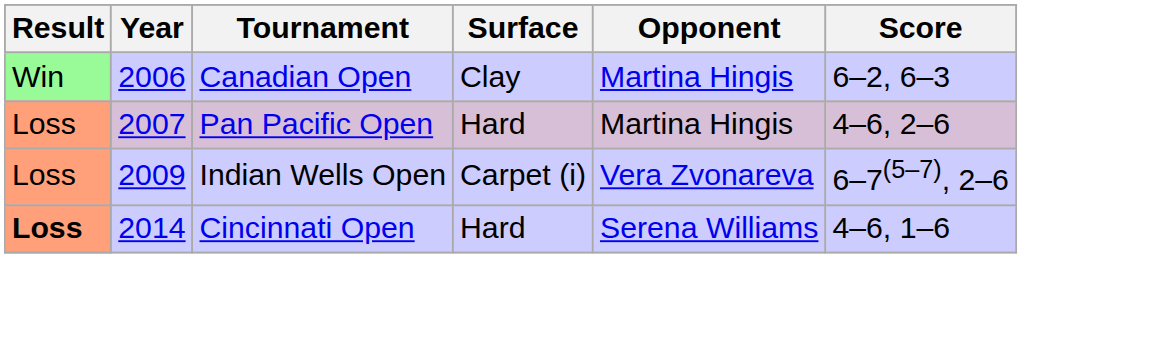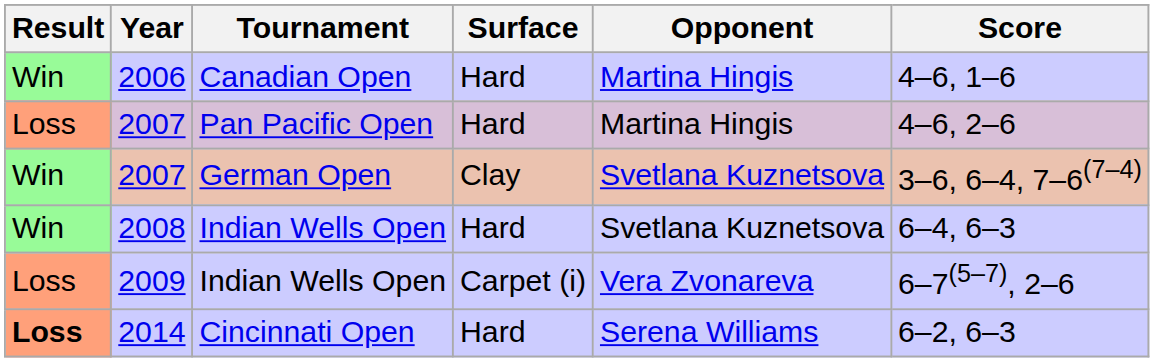(490, 76) Clay -> (493, 76) Hard
(891, 76) 6–2, 6–3 -> (957, 76) 4–6, 1–6
+ row: (152, 176)
+ row: (152, 228)
(891, 228) 4–6, 1–6 -> (957, 332) 6–2, 6–3
